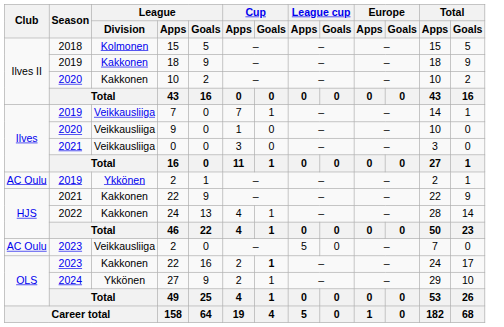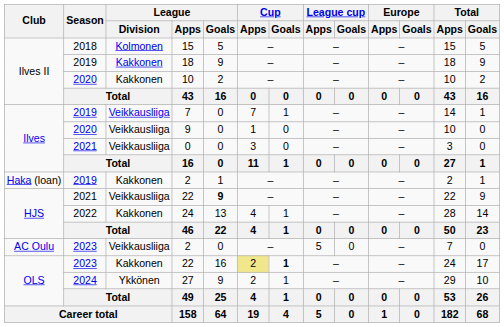(27, 180) AC Oulu -> (34, 180) Haka (loan)
(124, 180) Ykkönen -> (139, 180) Kakkonen
(124, 197) Kakkonen -> (139, 197) Veikkausliiga
(206, 197) normal -> (221, 197) bold
(239, 264) no background -> (253, 264) khaki background
